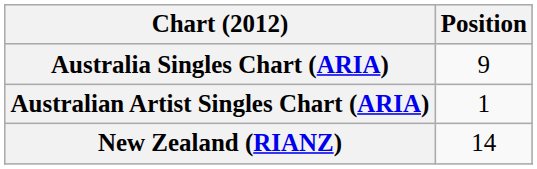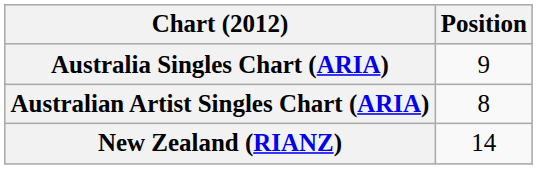(484, 103) 1 -> (484, 103) 8
